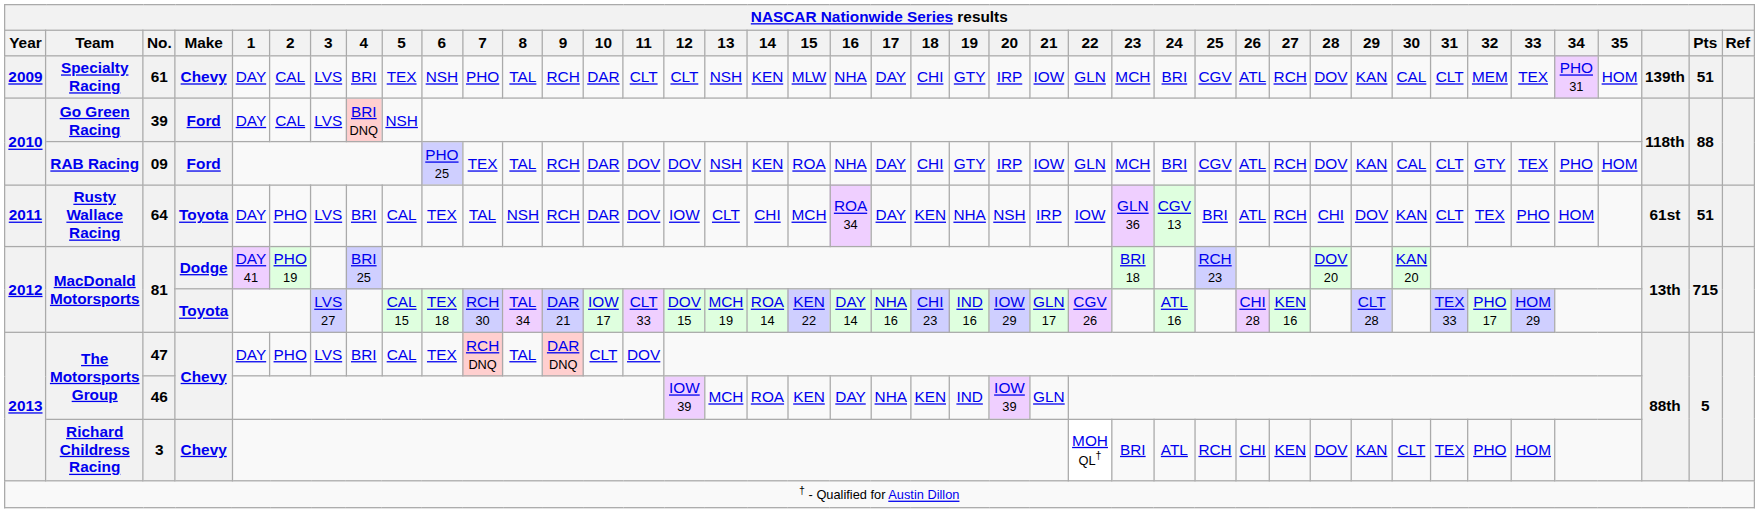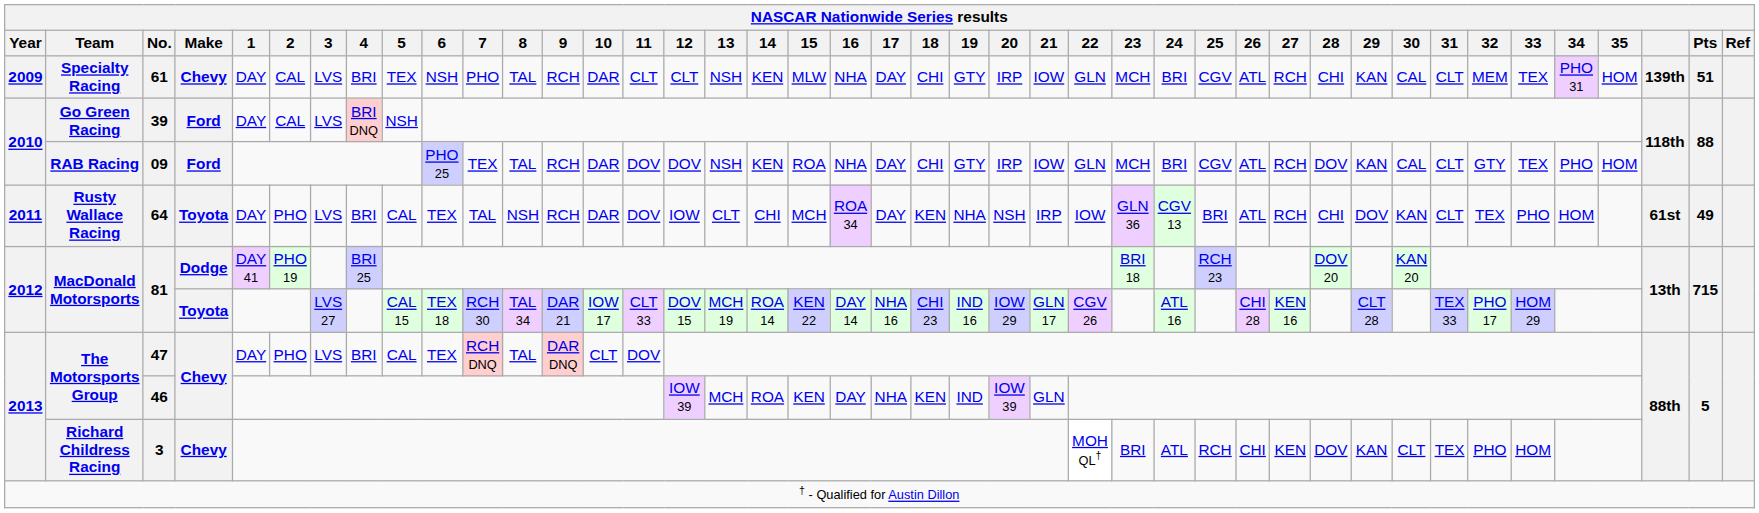(1331, 77) DOV -> (1331, 77) CHI
(1705, 216) 51 -> (1705, 216) 49
